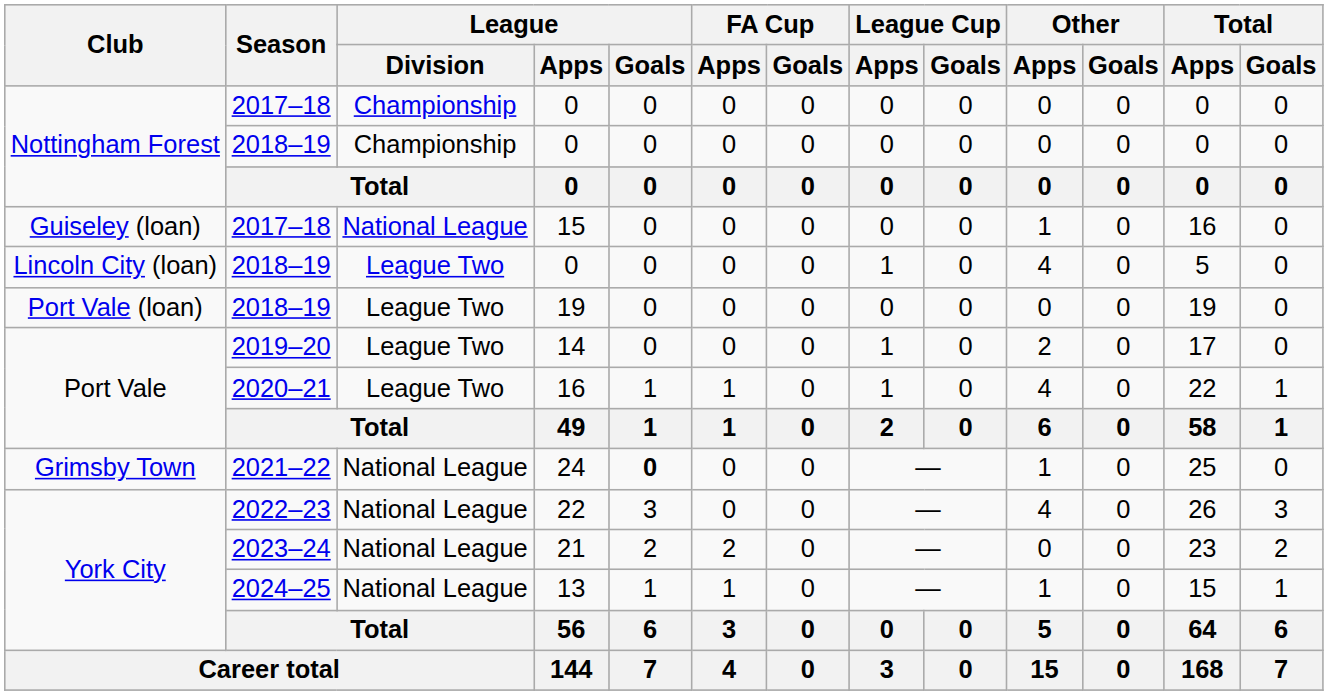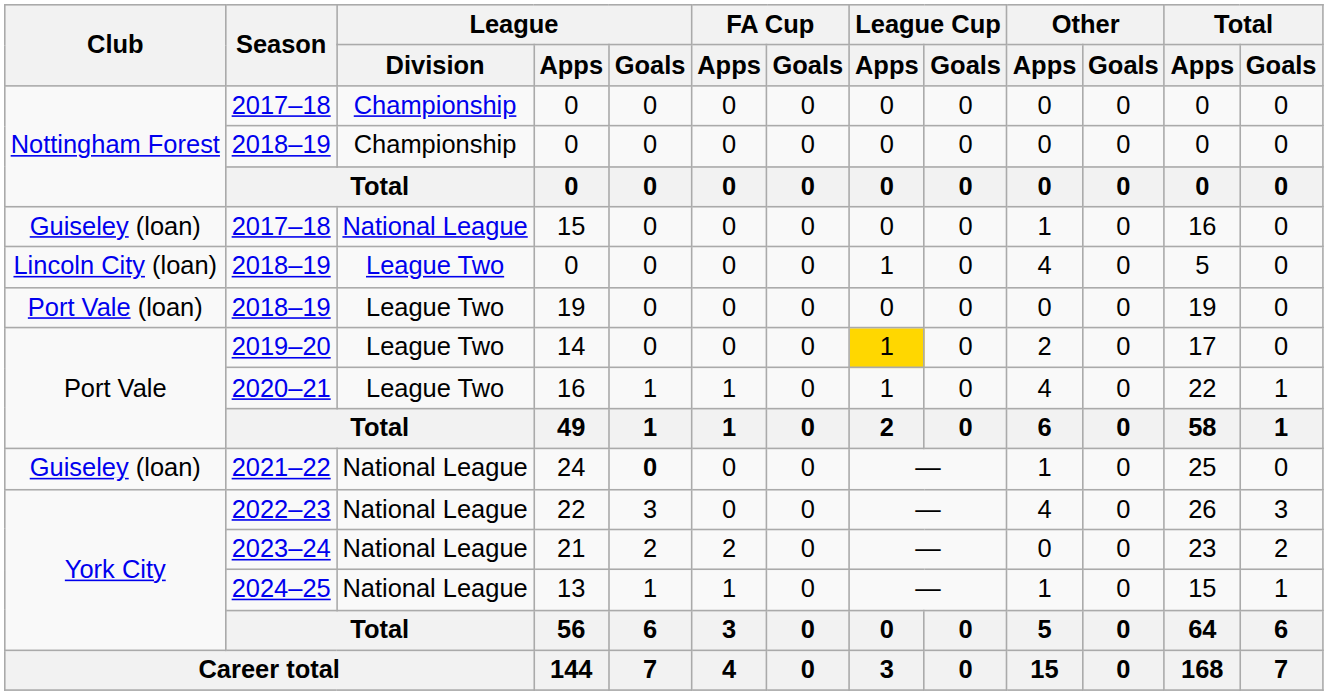(887, 347) no background -> (887, 347) gold background
(115, 468) Grimsby Town -> (115, 468) Guiseley (loan)
